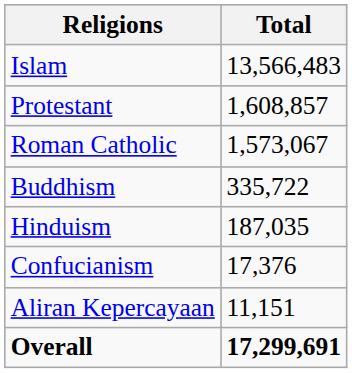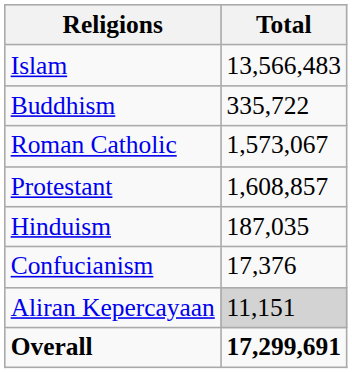rows swapped: (62, 105) <-> (63, 186)
(261, 307) no background -> (261, 307) lightgrey background
